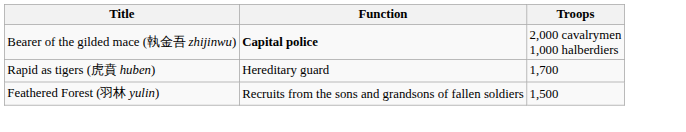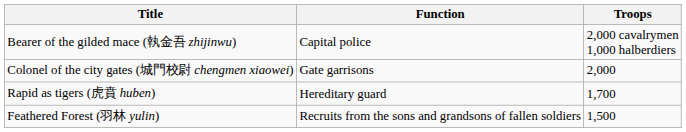(280, 42) bold -> (335, 42) normal
+ row: (150, 70)
